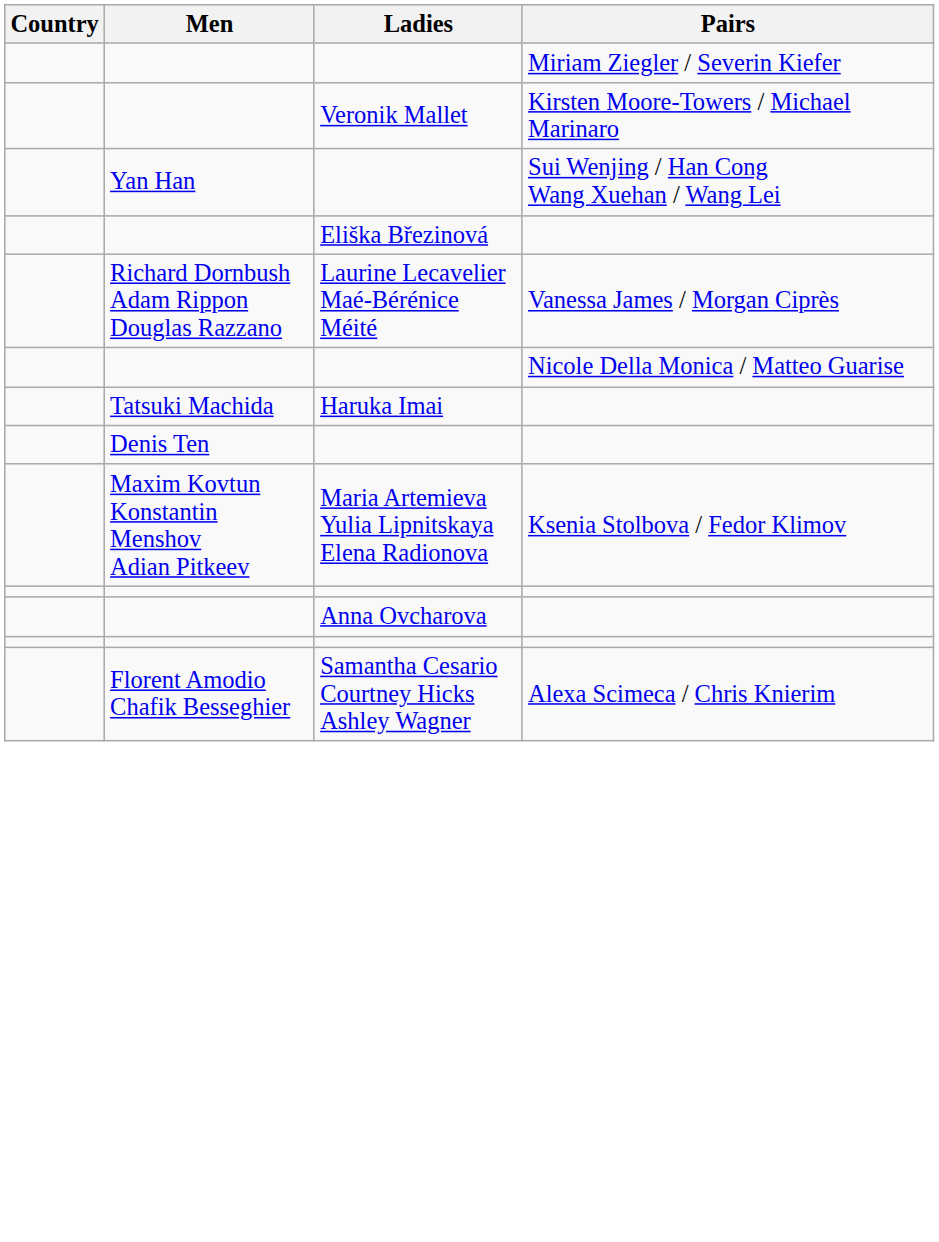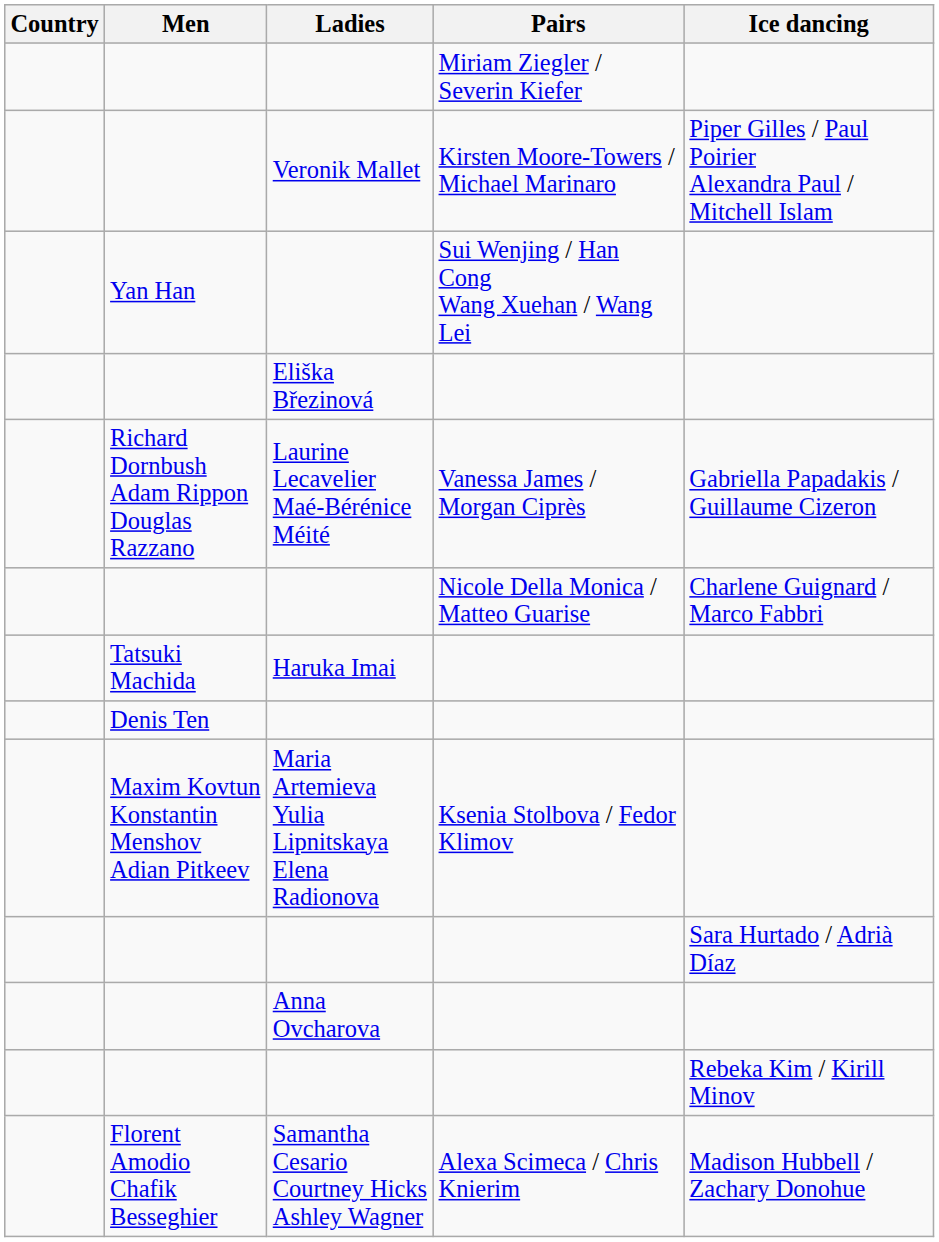+ column: (809, 23)
